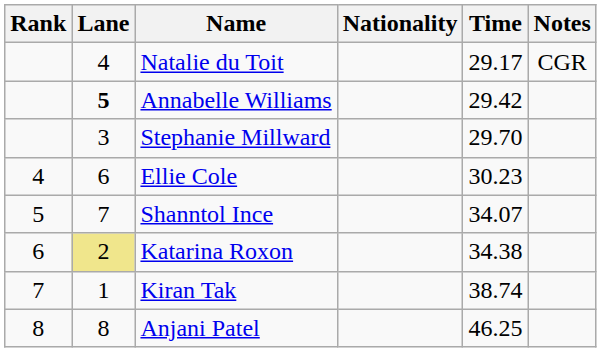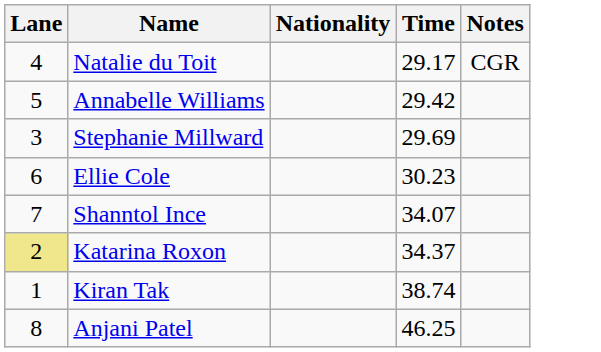- column: (38, 23)
(103, 99) bold -> (36, 99) normal
(495, 137) 29.70 -> (428, 137) 29.69
(495, 251) 34.38 -> (428, 251) 34.37
